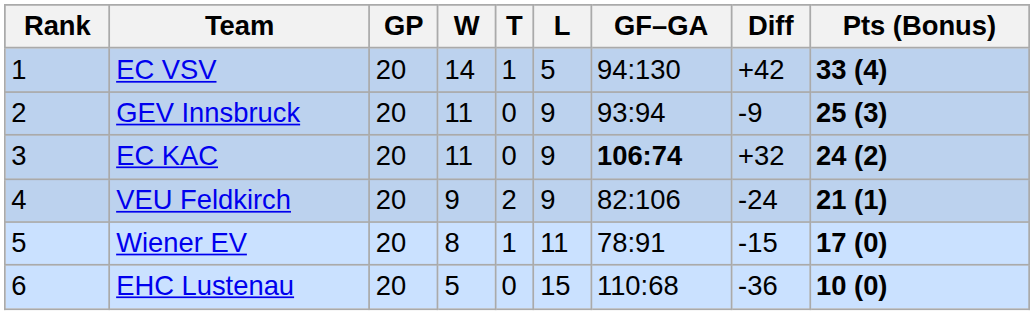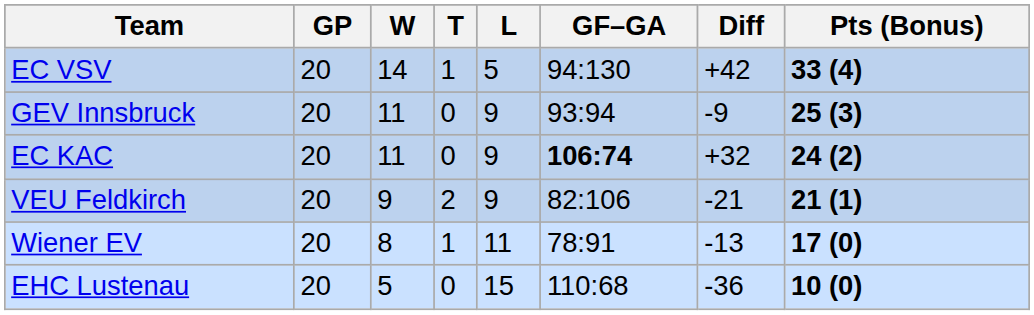- column: (57, 26)
(758, 199) -24 -> (724, 199) -21
(758, 243) -15 -> (724, 243) -13
